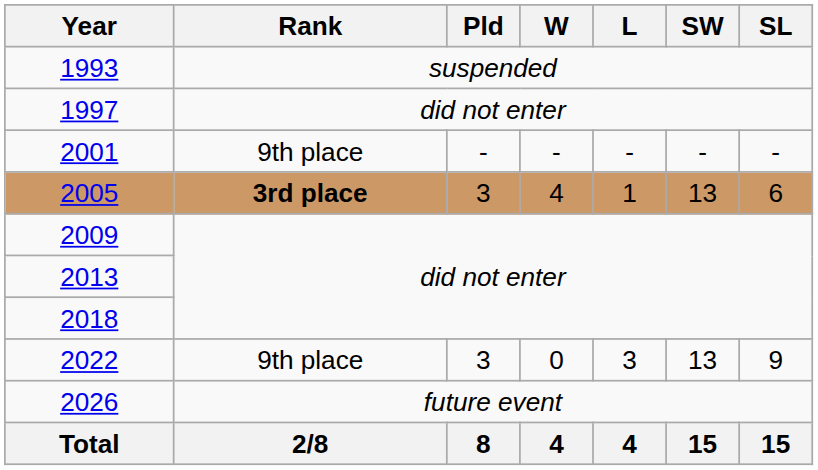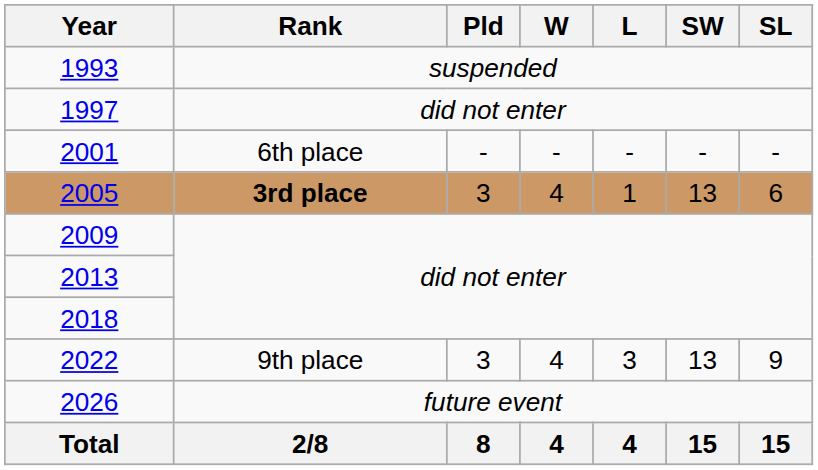(310, 151) 9th place -> (310, 151) 6th place
(556, 360) 0 -> (556, 360) 4
